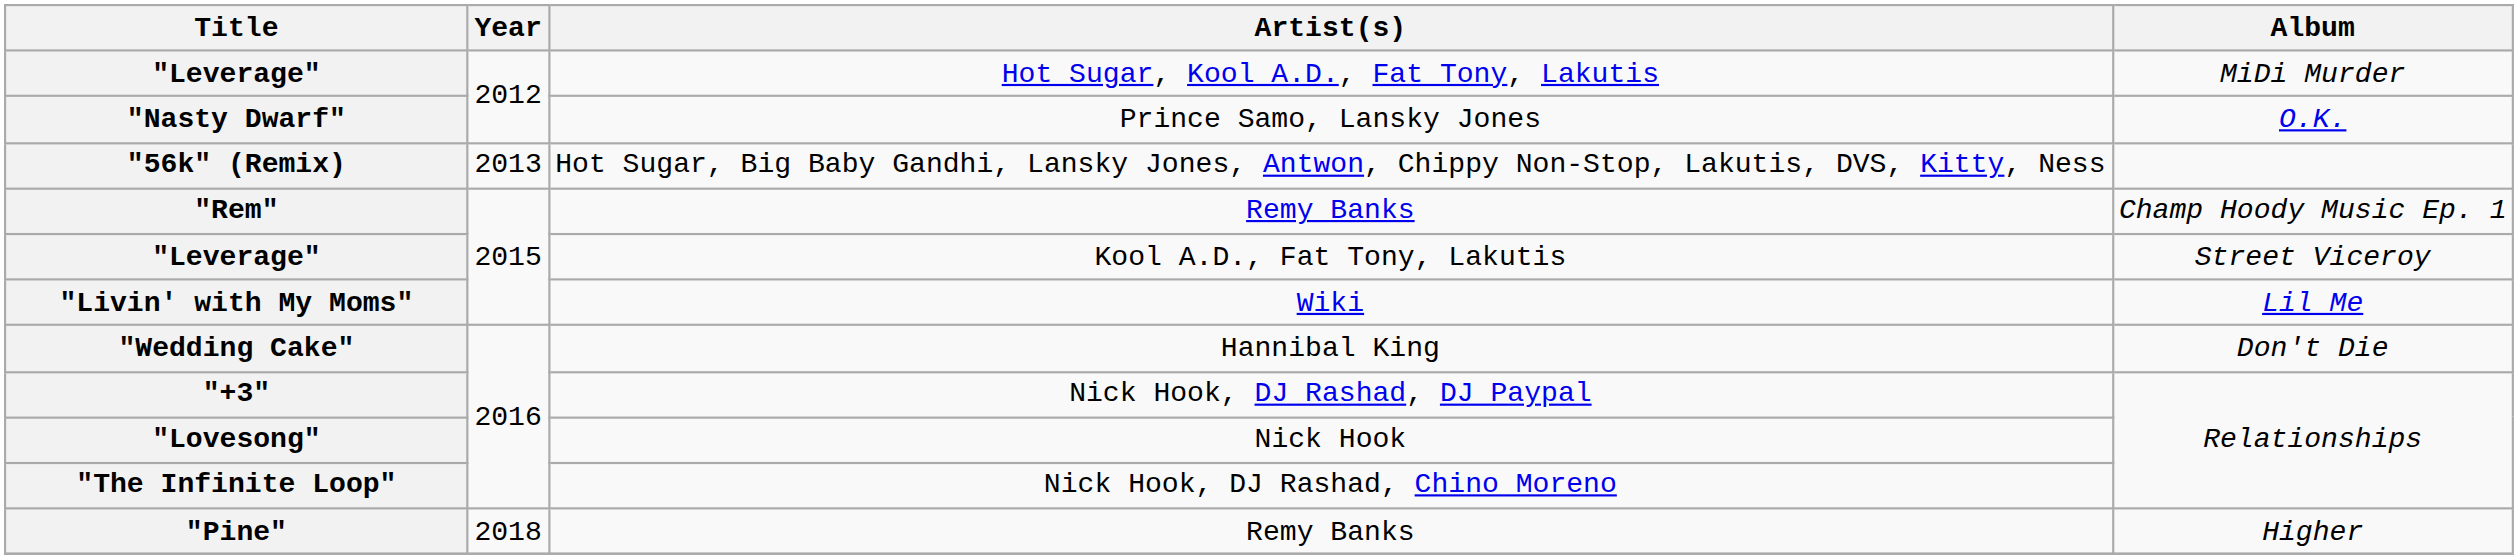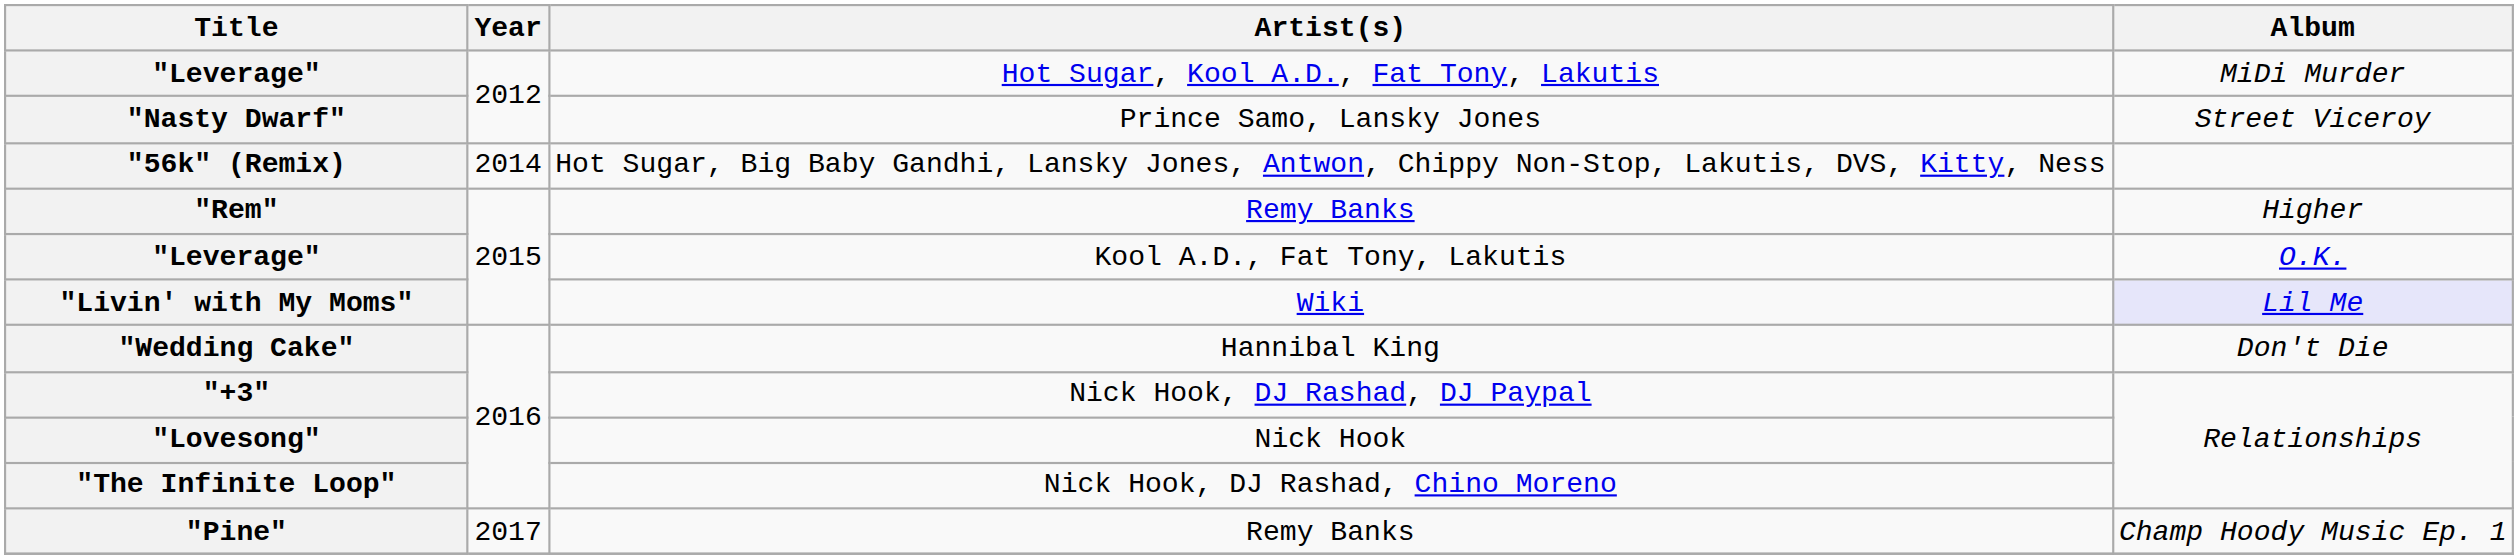(2313, 119) O.K. -> (2313, 119) Street Viceroy
(508, 165) 2013 -> (508, 165) 2014
(2313, 211) Champ Hoody Music Ep. 1 -> (2313, 211) Higher
(2313, 257) Street Viceroy -> (2313, 257) O.K.
(2313, 303) no background -> (2313, 303) lavender background
(508, 531) 2018 -> (508, 531) 2017
(2313, 531) Higher -> (2313, 531) Champ Hoody Music Ep. 1
